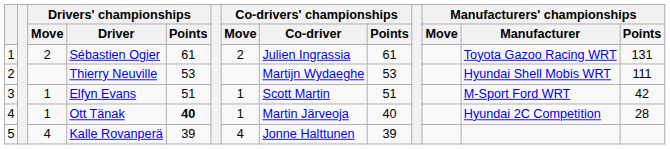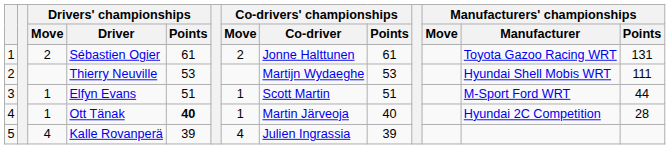(306, 54) Julien Ingrassia -> (308, 54) Jonne Halttunen
(642, 94) 42 -> (642, 94) 44
(308, 134) Jonne Halttunen -> (306, 134) Julien Ingrassia
